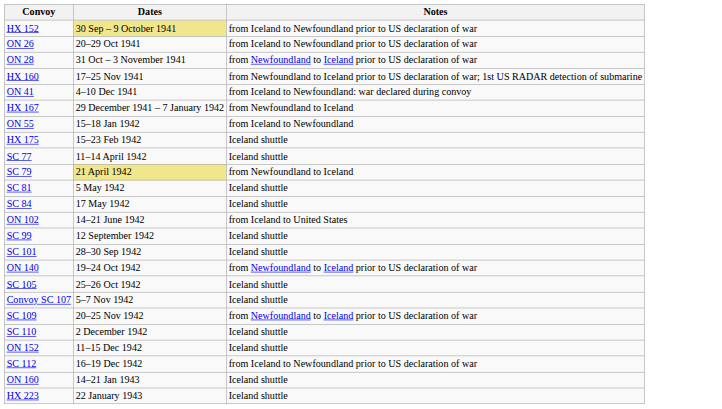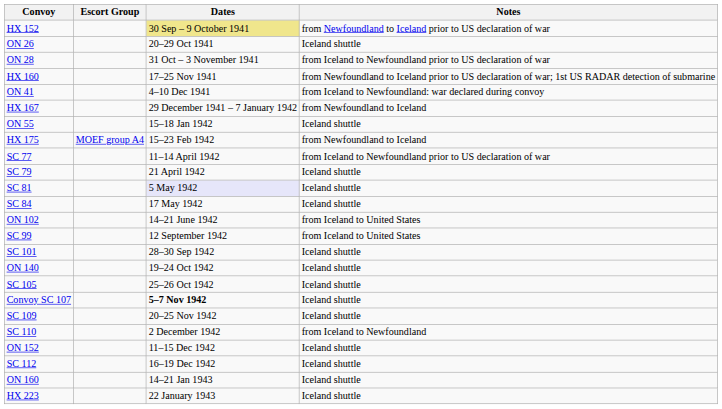+ column: (110, 12)
(353, 28) from Iceland to Newfoundland prior to US declaration of war -> (426, 28) from Newfoundland to Iceland prior to US declaration of war
(353, 44) from Iceland to Newfoundland prior to US declaration of war -> (331, 44) Iceland shuttle
(353, 60) from Newfoundland to Iceland prior to US declaration of war -> (426, 60) from Iceland to Newfoundland prior to US declaration of war
(291, 124) from Iceland to Newfoundland -> (331, 124) Iceland shuttle
(258, 140) Iceland shuttle -> (364, 140) from Newfoundland to Iceland
(258, 156) Iceland shuttle -> (426, 156) from Iceland to Newfoundland prior to US declaration of war
(104, 172) khaki background -> (177, 172) no background
(291, 172) from Newfoundland to Iceland -> (331, 172) Iceland shuttle
(100, 188) no background -> (173, 188) lavender background
(258, 236) Iceland shuttle -> (361, 236) from Iceland to United States
(353, 268) from Newfoundland to Iceland prior to US declaration of war -> (331, 268) Iceland shuttle
(105, 300) normal -> (178, 300) bold
(353, 316) from Newfoundland to Iceland prior to US declaration of war -> (331, 316) Iceland shuttle
(258, 332) Iceland shuttle -> (364, 332) from Iceland to Newfoundland
(353, 364) from Iceland to Newfoundland prior to US declaration of war -> (331, 364) Iceland shuttle
